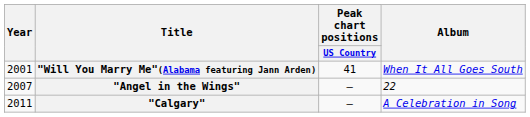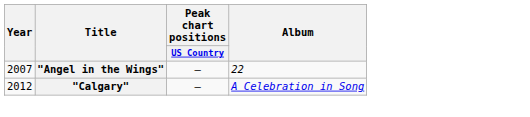- row: (177, 69)
(20, 104) 2011 -> (20, 86) 2012
